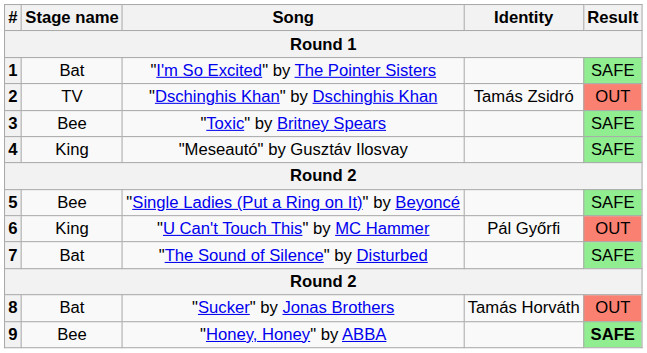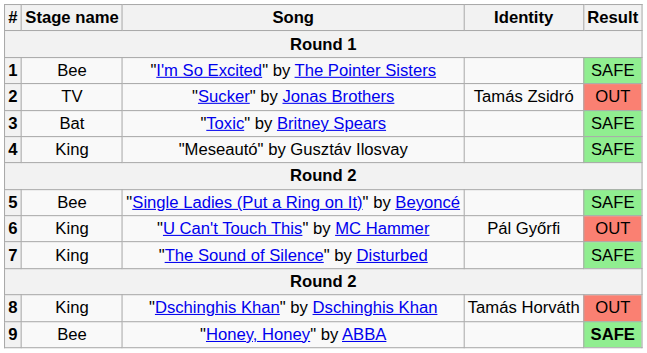(72, 70) Bat -> (72, 70) Bee
(293, 96) "Dschinghis Khan" by Dschinghis Khan -> (293, 96) "Sucker" by Jonas Brothers
(72, 123) Bee -> (72, 123) Bat
(72, 255) Bat -> (72, 255) King
(72, 307) Bat -> (72, 307) King
(293, 307) "Sucker" by Jonas Brothers -> (293, 307) "Dschinghis Khan" by Dschinghis Khan
